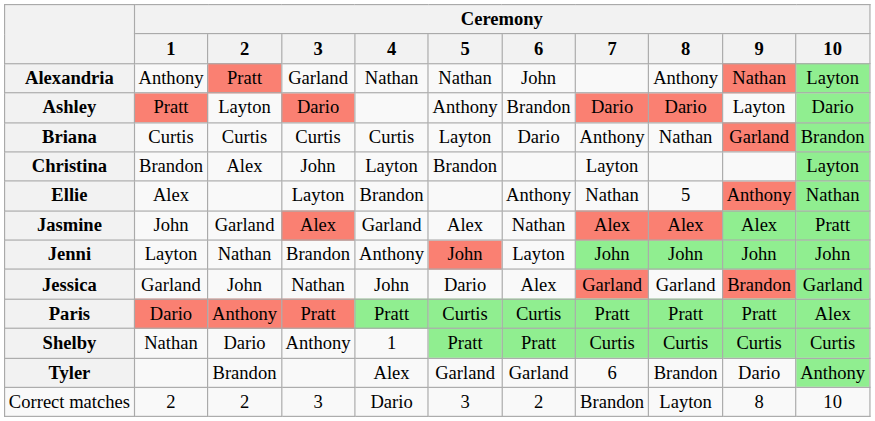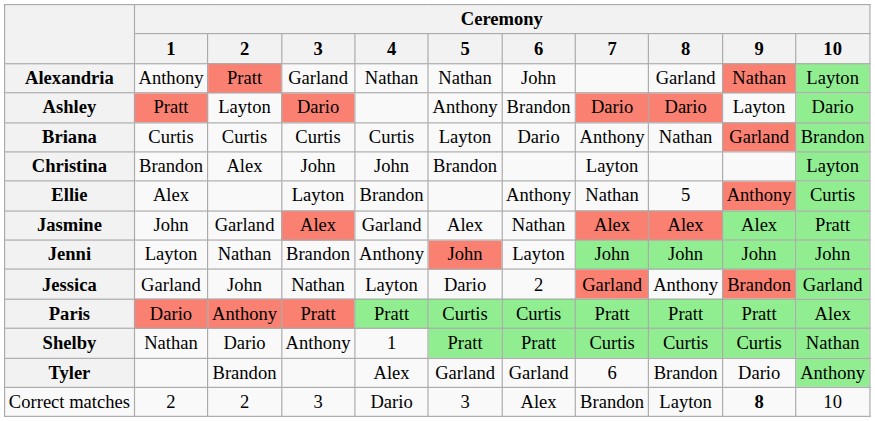(686, 78) Anthony -> (686, 78) Garland
(392, 166) Layton -> (392, 166) John
(833, 195) Nathan -> (833, 195) Curtis
(392, 284) John -> (392, 284) Layton
(539, 284) Alex -> (539, 284) 2
(686, 284) Garland -> (686, 284) Anthony
(833, 343) Curtis -> (833, 343) Nathan
(539, 401) 2 -> (539, 401) Alex
(759, 401) normal -> (759, 401) bold
